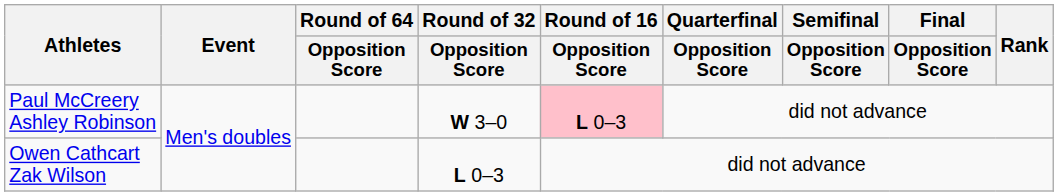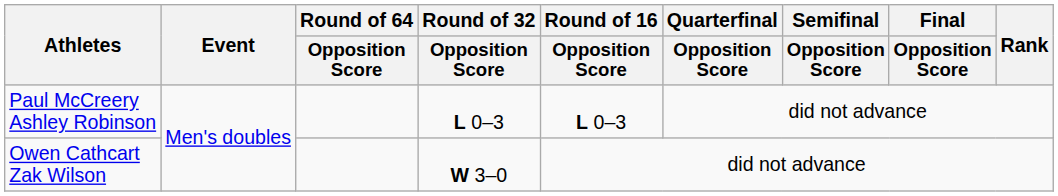(479, 123) W 3–0 -> (479, 123) L 0–3
(601, 123) pink background -> (601, 123) no background
(479, 176) L 0–3 -> (479, 176) W 3–0
